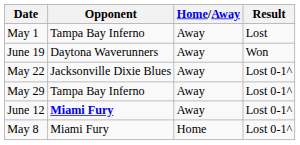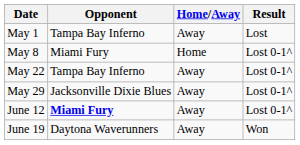rows swapped: (23, 129) <-> (26, 52)
(111, 71) Jacksonville Dixie Blues -> (97, 71) Tampa Bay Inferno
(97, 91) Tampa Bay Inferno -> (111, 91) Jacksonville Dixie Blues
